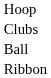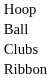rows swapped: (16, 49) <-> (21, 29)
